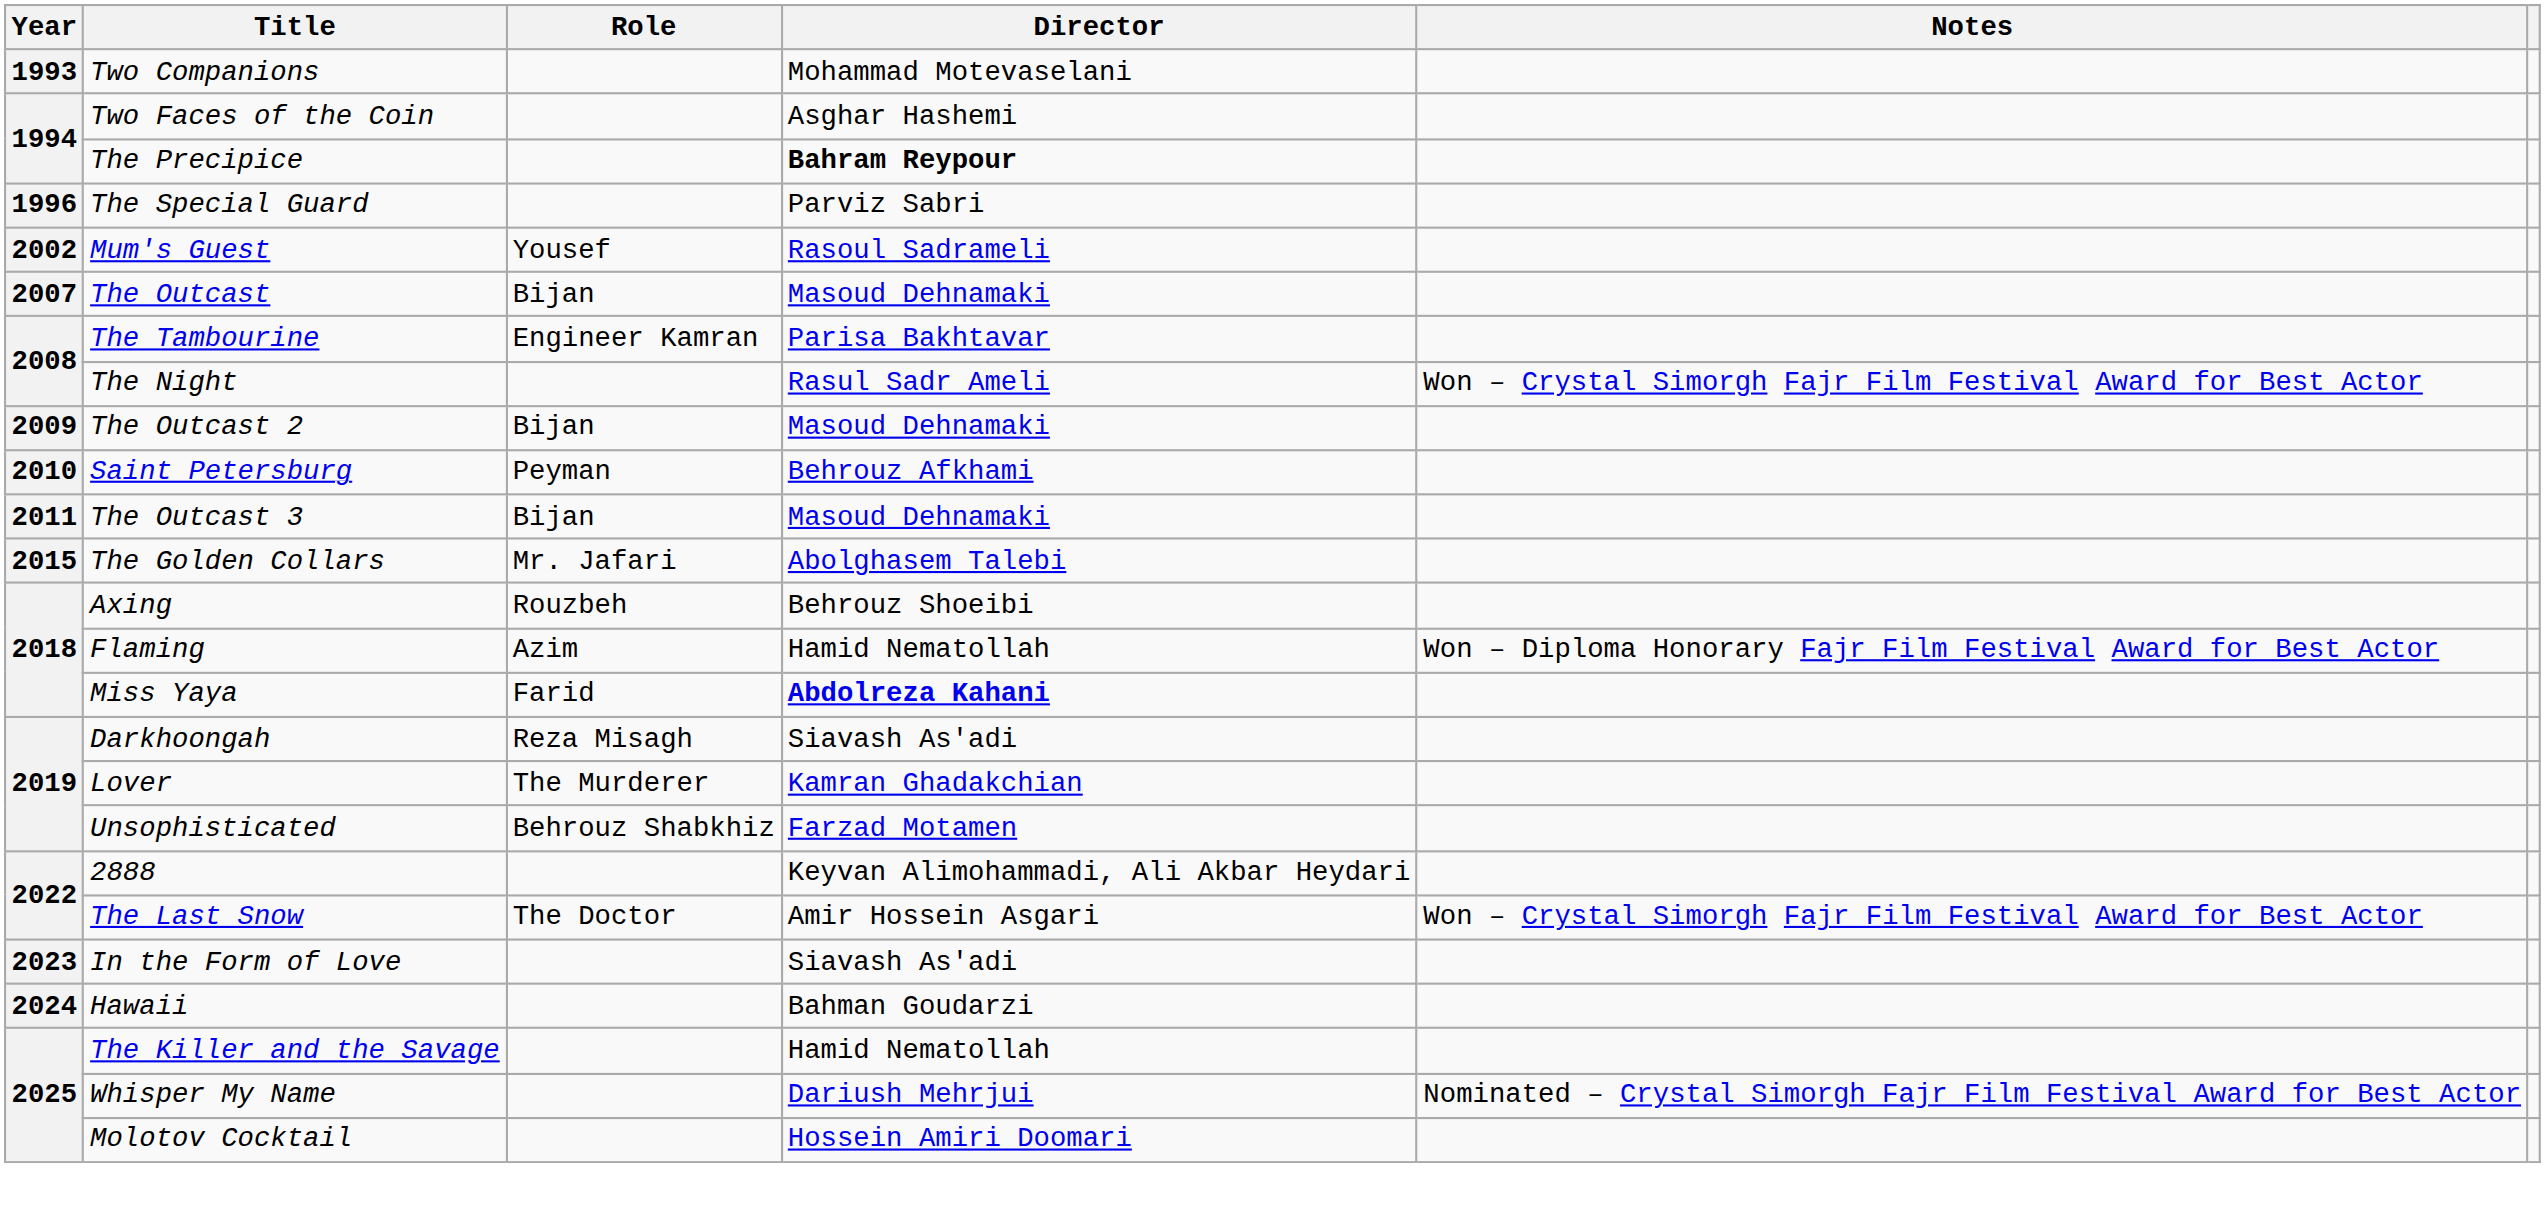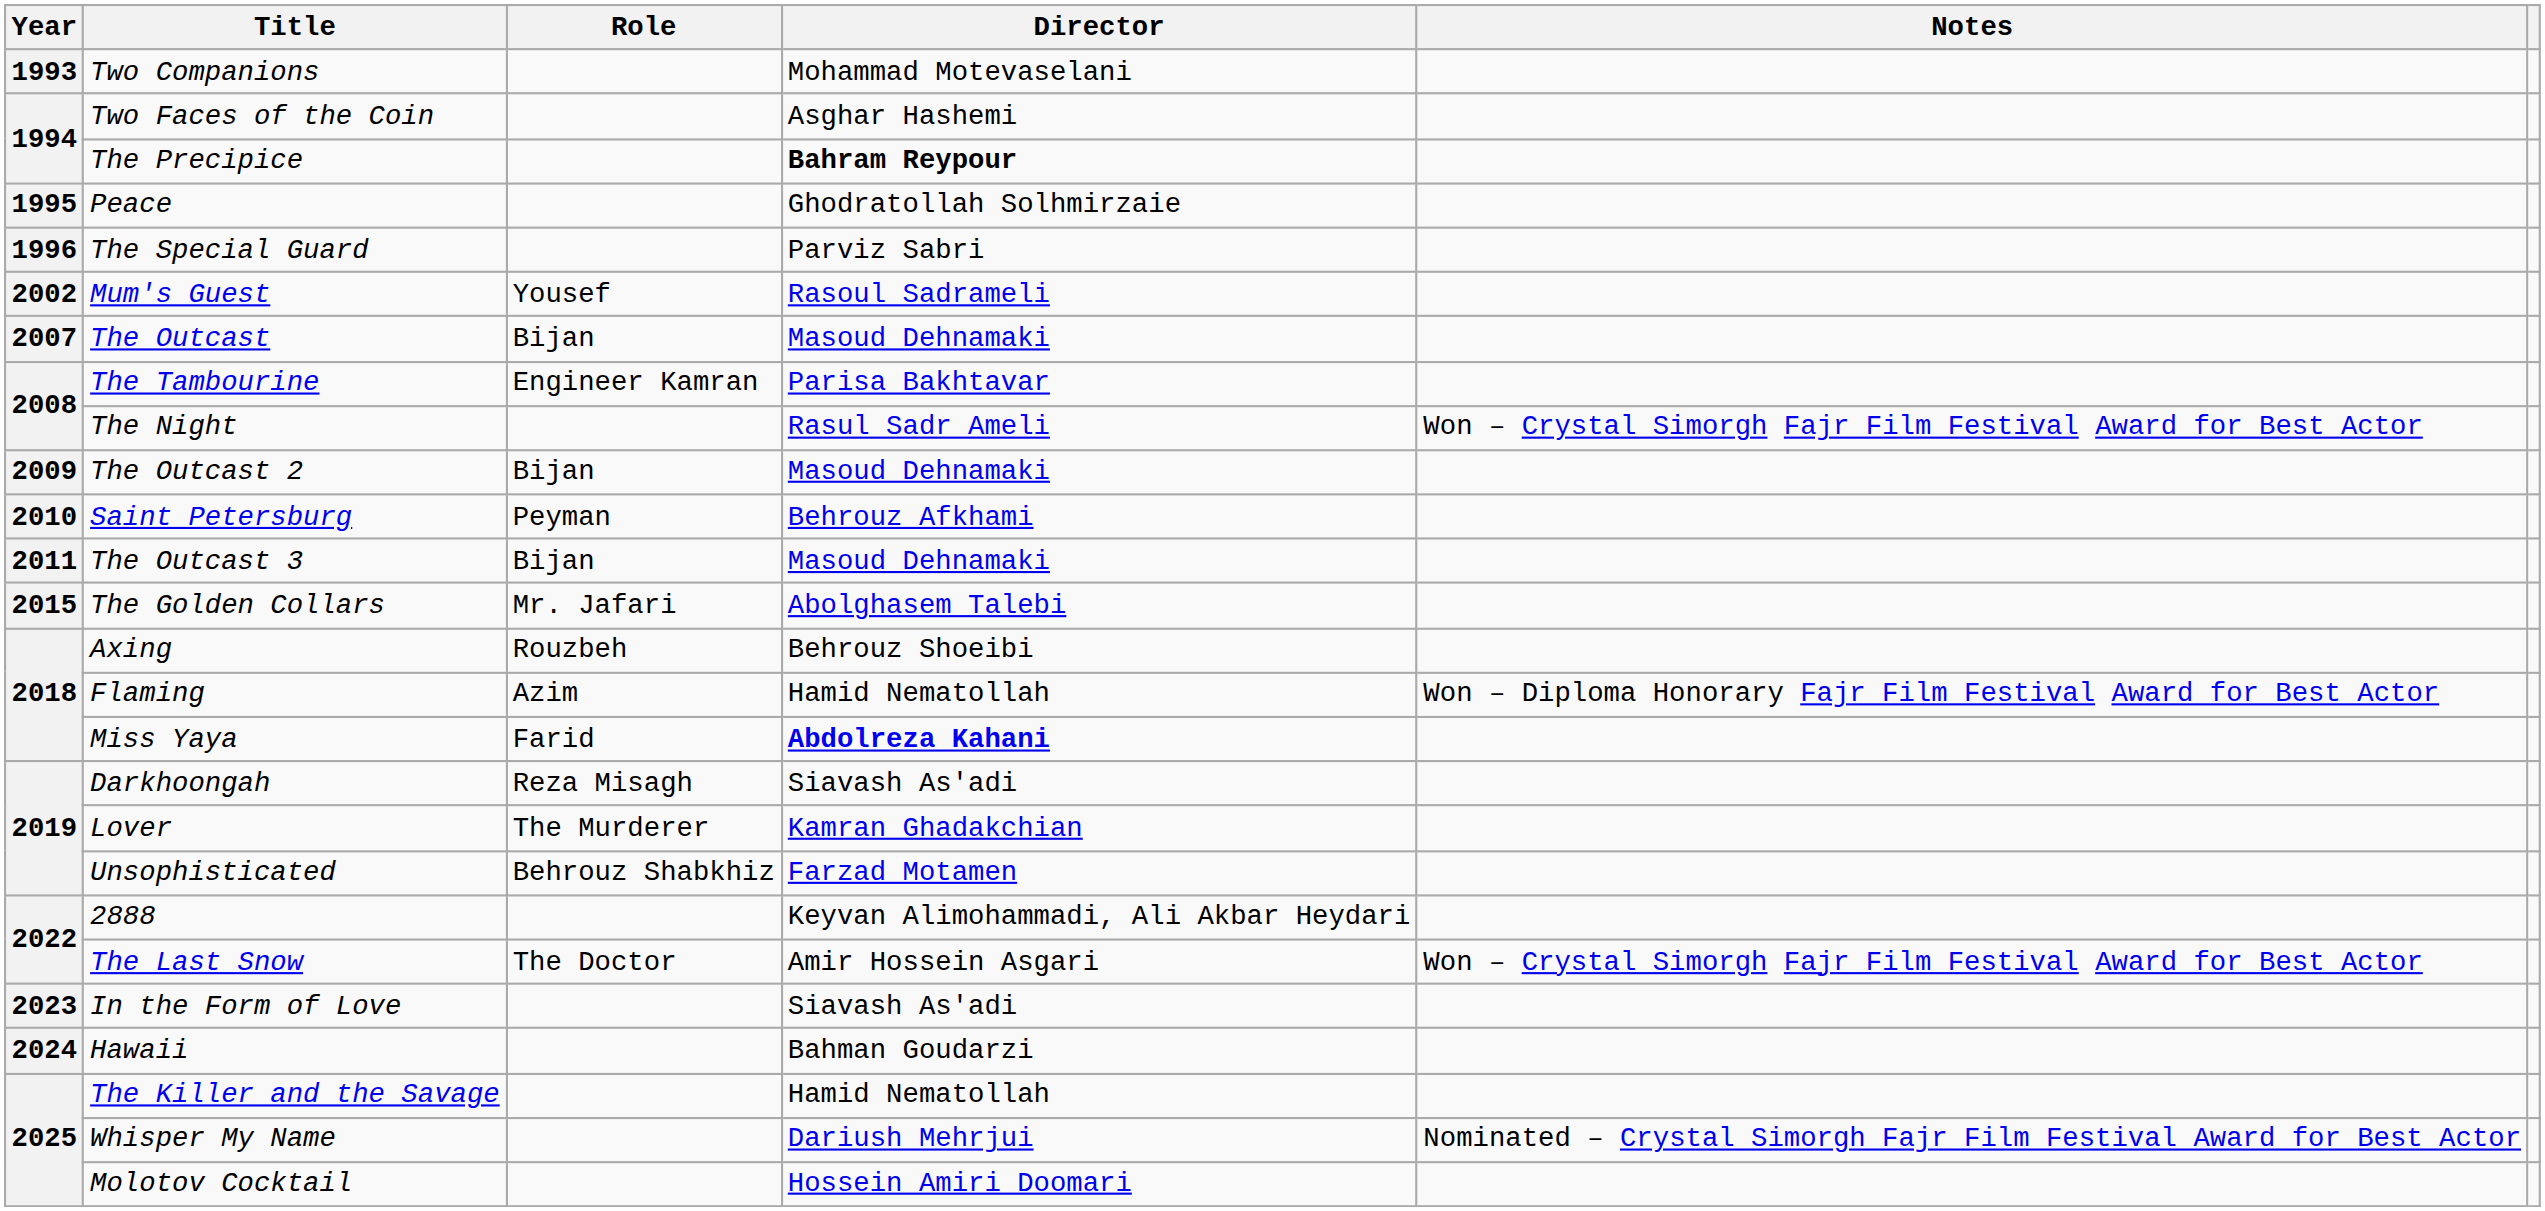+ row: (131, 205)
